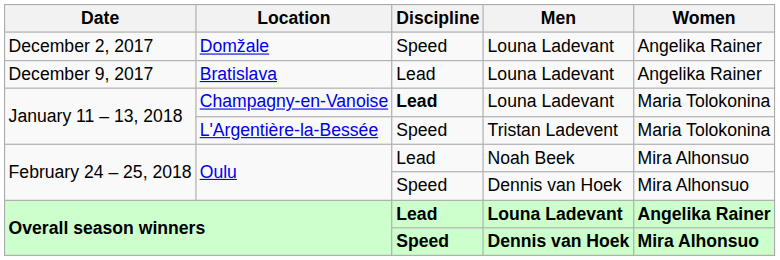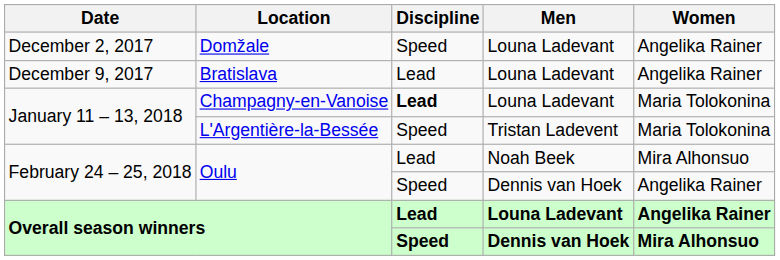(693, 185) Mira Alhonsuo -> (700, 185) Angelika Rainer
